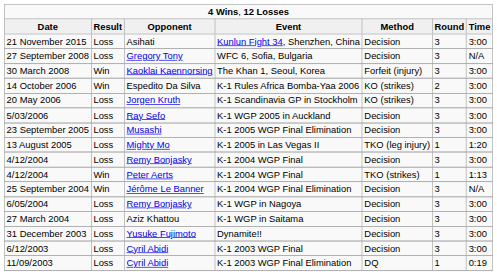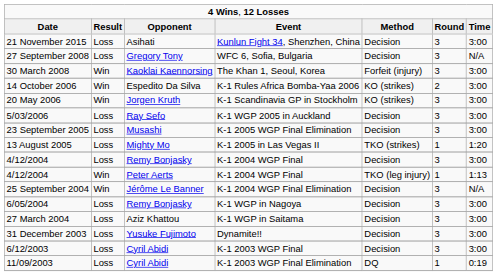(103, 100) Loss -> (102, 100) Win
(397, 145) TKO (leg injury) -> (392, 145) TKO (strikes)
(392, 174) TKO (strikes) -> (397, 174) TKO (leg injury)
